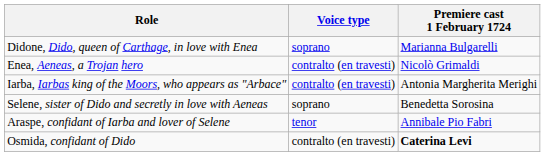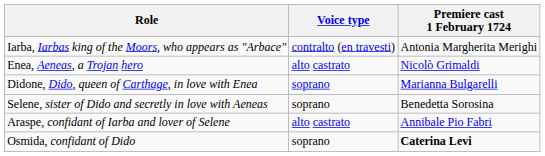rows swapped: (132, 46) <-> (147, 84)
(343, 65) contralto (en travesti) -> (321, 65) alto castrato
(304, 122) tenor -> (321, 122) alto castrato
(343, 141) contralto (en travesti) -> (311, 141) soprano
